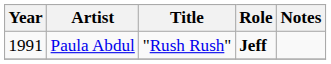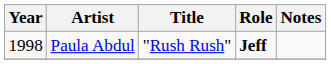(26, 45) 1991 -> (26, 45) 1998
